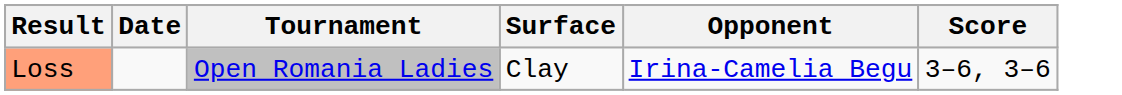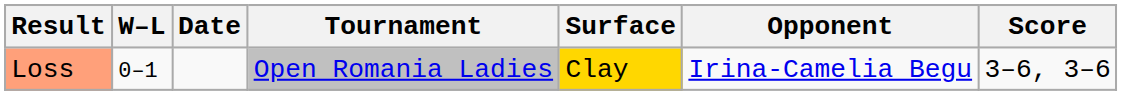+ column: (142, 26)
(537, 69) no background -> (597, 69) gold background
